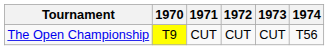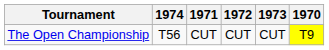columns swapped: (169, 15) <-> (307, 15)
